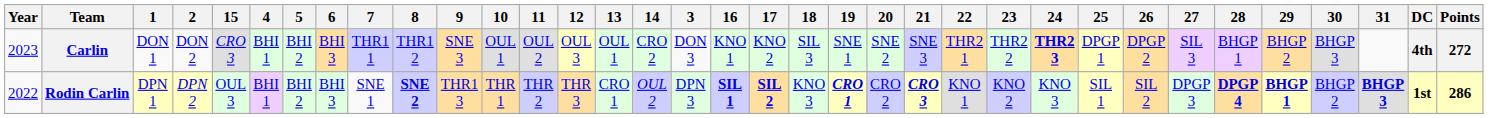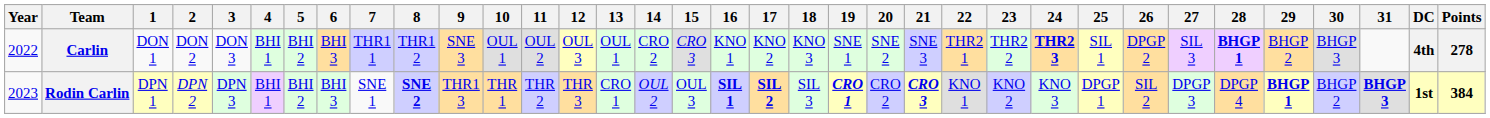columns swapped: (691, 16) <-> (231, 16)
(23, 49) 2023 -> (23, 49) 2022
(809, 49) SIL 3 -> (809, 49) KNO 3
(1101, 49) DPGP 1 -> (1101, 49) SIL 1
(1238, 49) normal -> (1239, 49) bold
(1460, 49) 272 -> (1462, 49) 278
(23, 92) 2022 -> (23, 92) 2023
(809, 92) KNO 3 -> (809, 92) SIL 3
(1101, 92) SIL 1 -> (1101, 92) DPGP 1
(1238, 92) bold -> (1239, 92) normal
(1460, 92) 286 -> (1462, 92) 384
